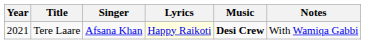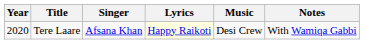(18, 30) 2021 -> (18, 30) 2020
(240, 30) bold -> (239, 30) normal
